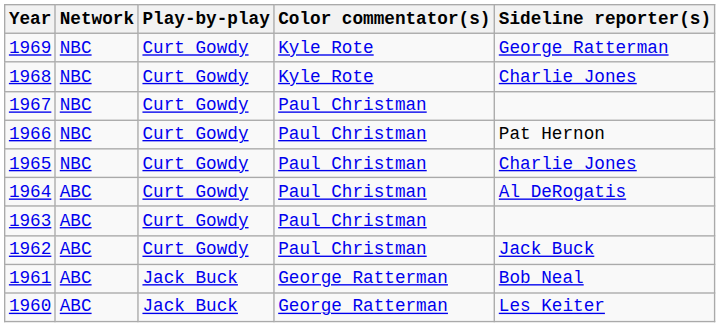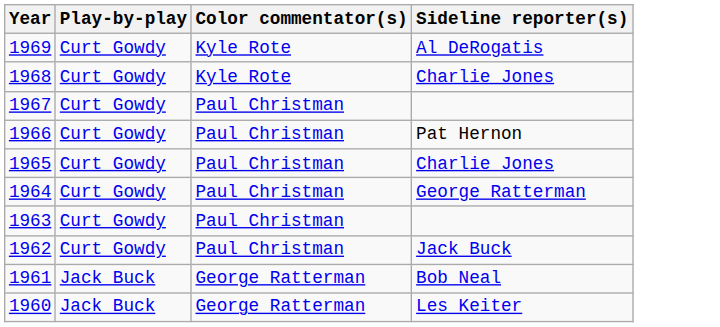- column: (97, 19)
(584, 48) George Ratterman -> (480, 48) Al DeRogatis
(562, 192) Al DeRogatis -> (501, 192) George Ratterman
